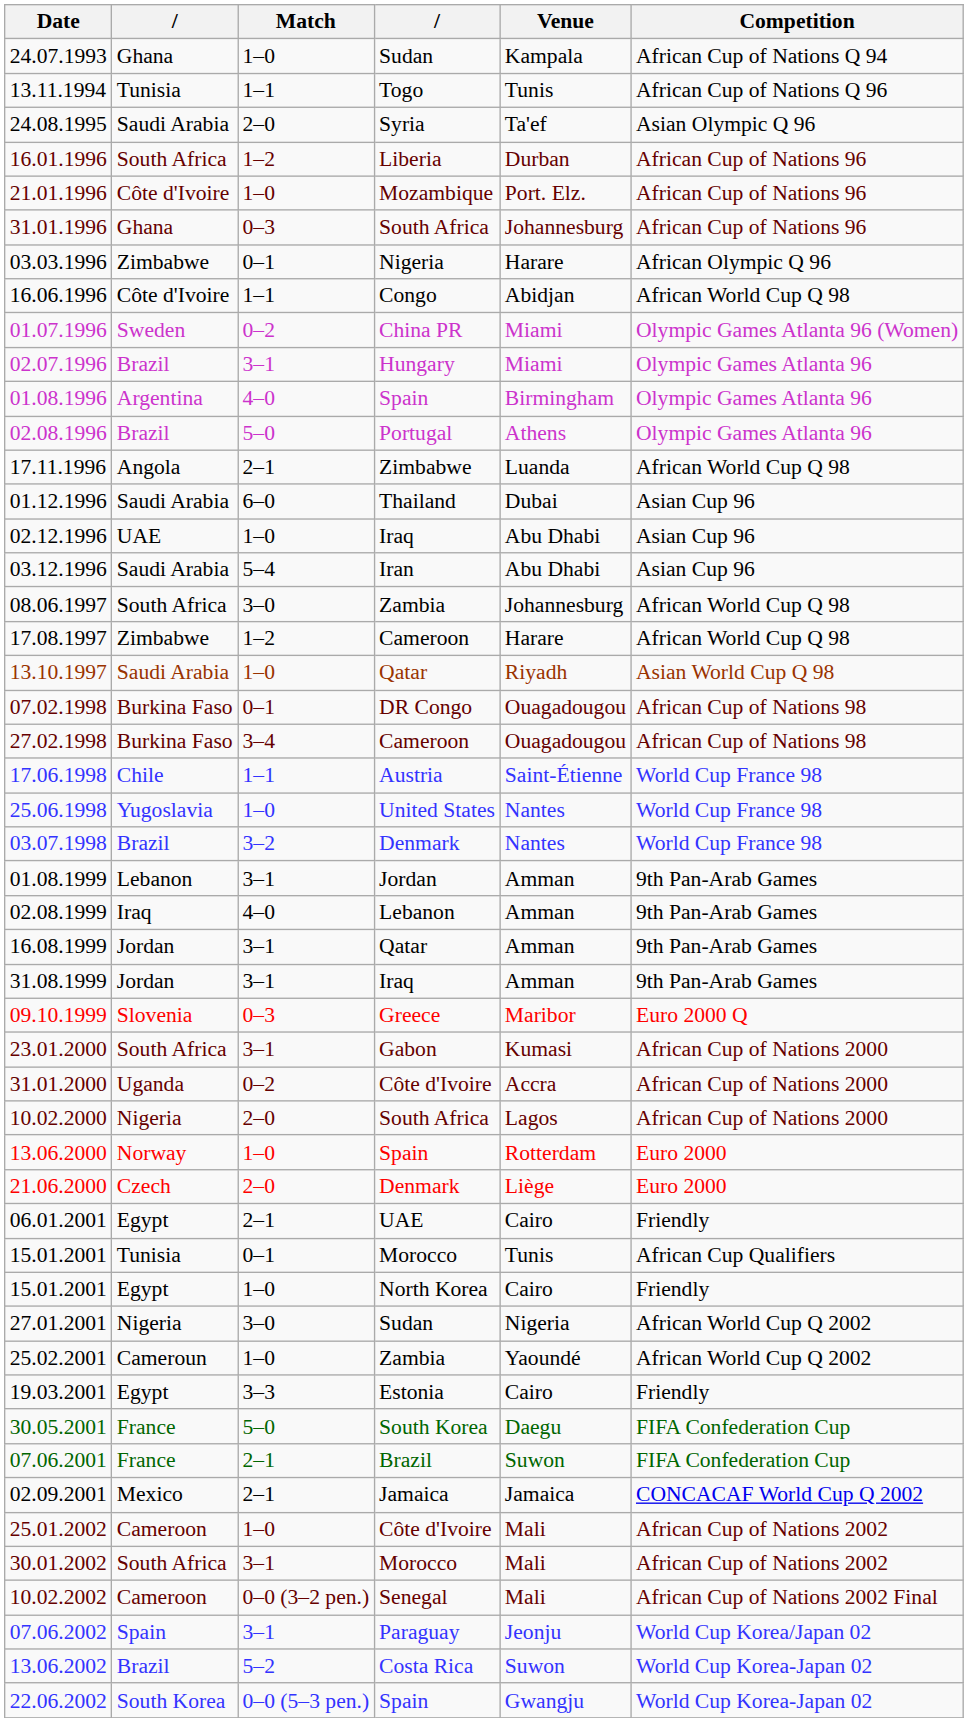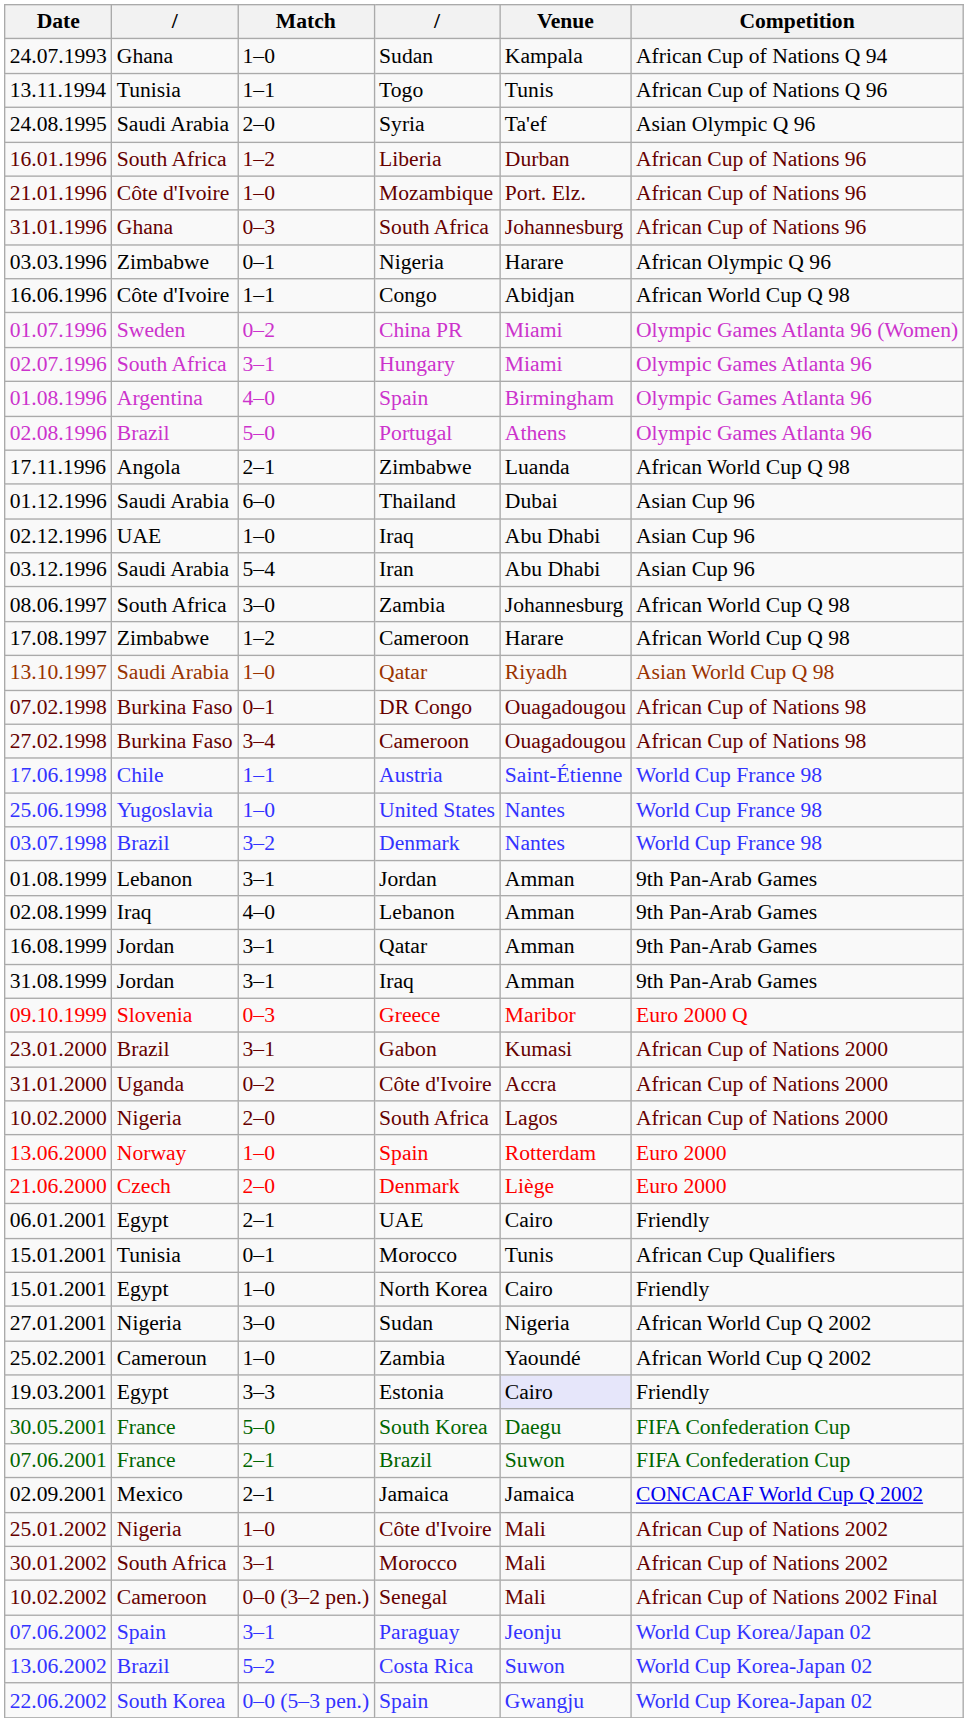(143, 364) Brazil -> (172, 364) South Africa
(172, 1049) South Africa -> (143, 1049) Brazil
(529, 1391) no background -> (529, 1391) lavender background
(162, 1528) Cameroon -> (149, 1528) Nigeria
